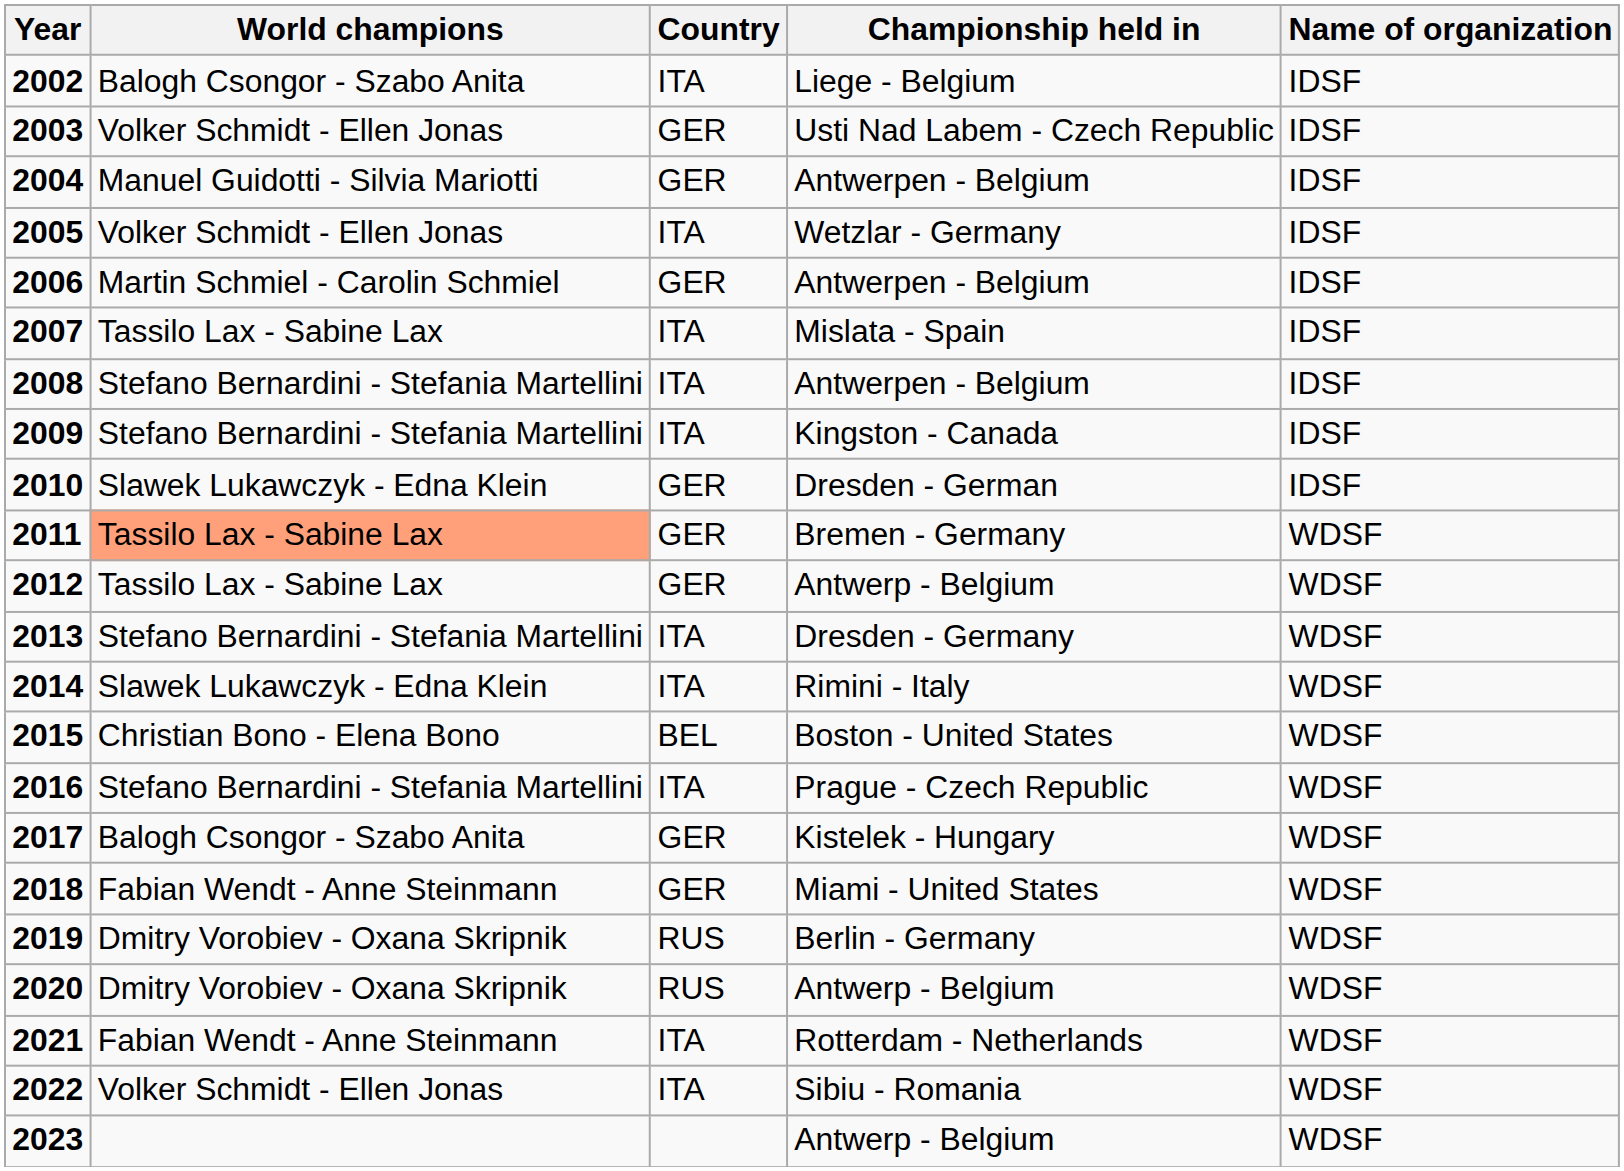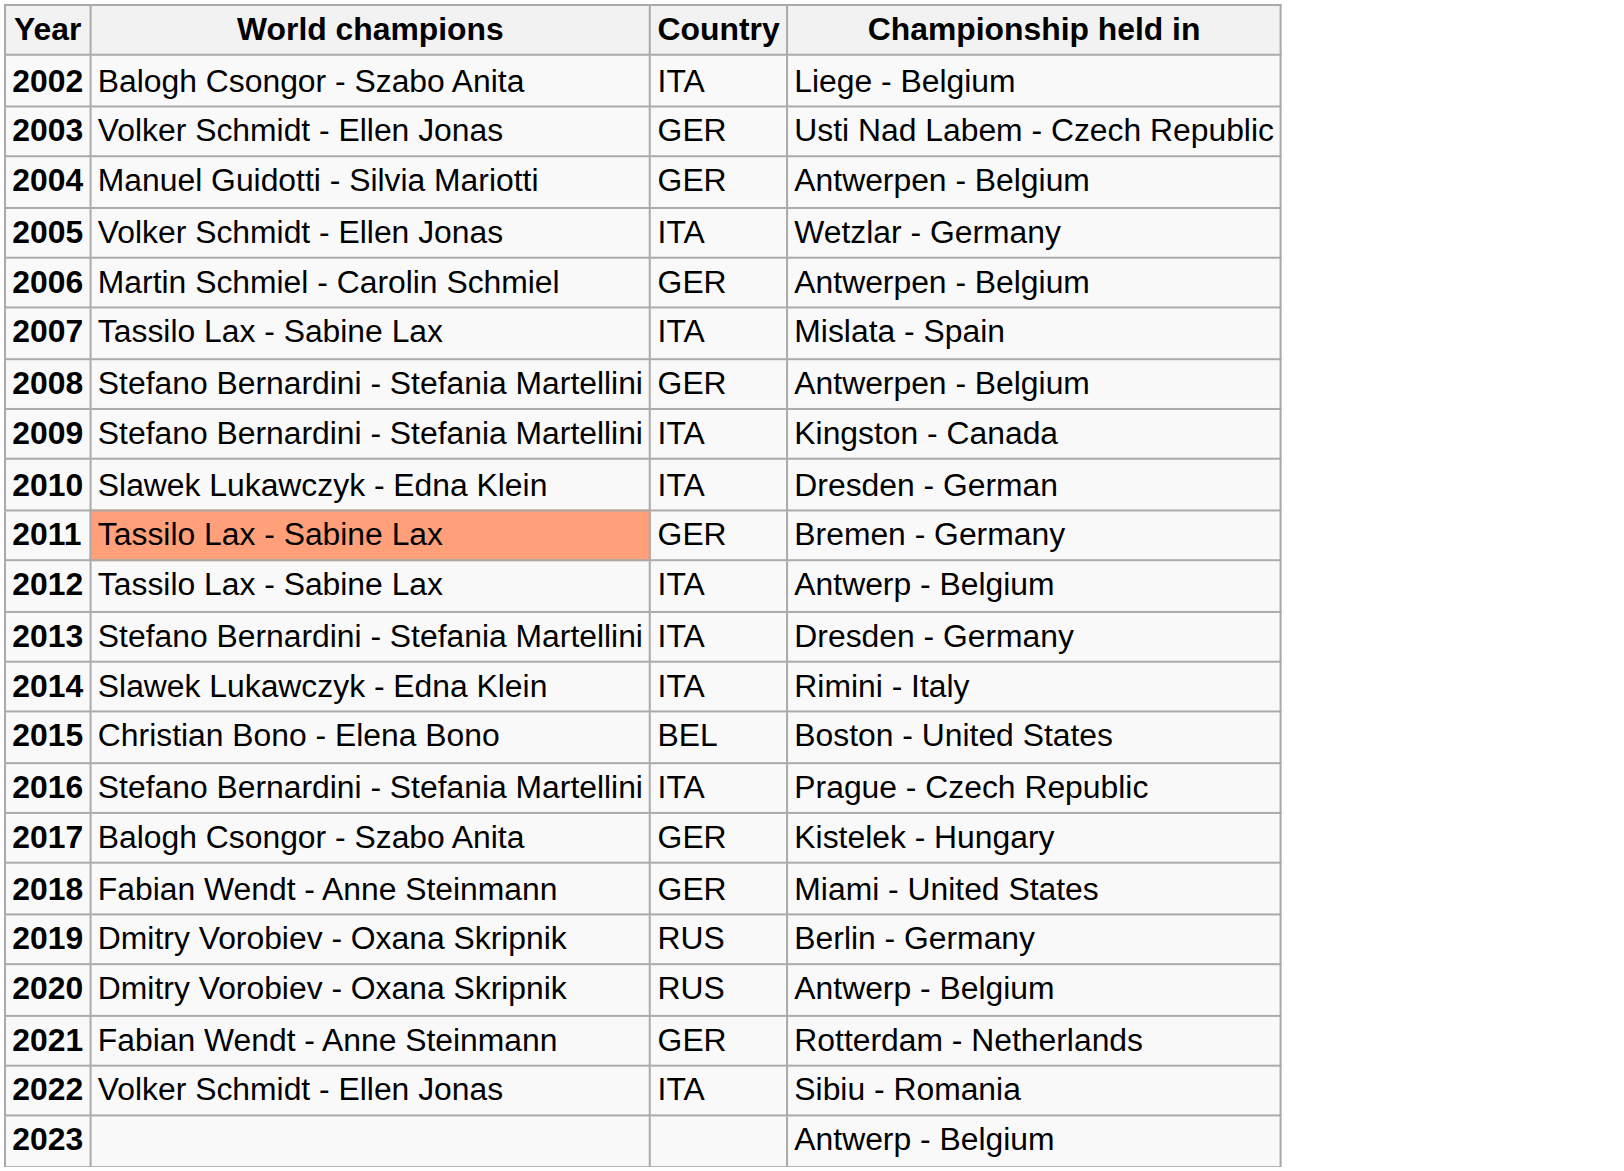- column: (1450, 29)
(681, 383) ITA -> (692, 383) GER
(692, 484) GER -> (681, 484) ITA
(692, 585) GER -> (681, 585) ITA
(681, 1039) ITA -> (692, 1039) GER
